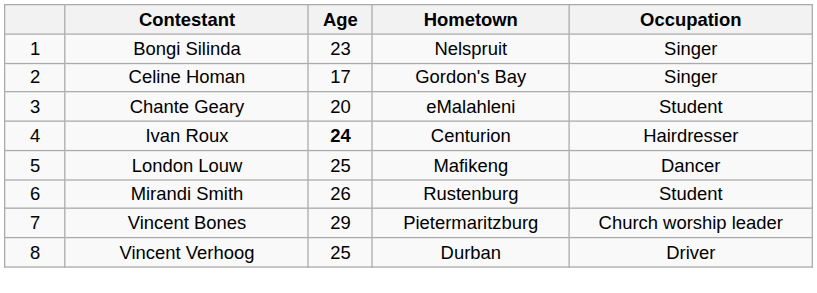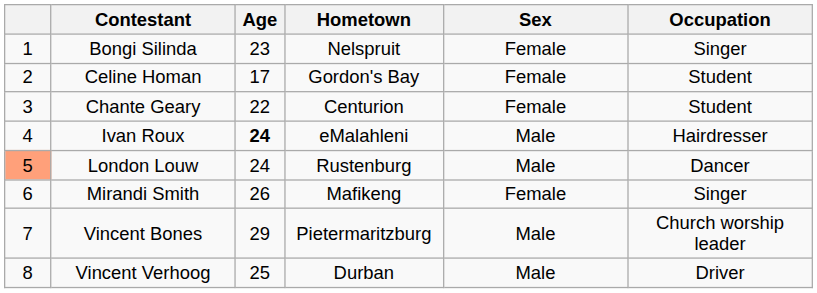+ column: (535, 20)
(691, 78) Singer -> (720, 78) Student
(340, 107) 20 -> (260, 107) 22
(471, 107) eMalahleni -> (364, 107) Centurion
(471, 136) Centurion -> (364, 136) eMalahleni
(35, 165) no background -> (28, 165) lightsalmon background
(340, 165) 25 -> (260, 165) 24
(471, 165) Mafikeng -> (364, 165) Rustenburg
(471, 194) Rustenburg -> (364, 194) Mafikeng
(691, 194) Student -> (720, 194) Singer
